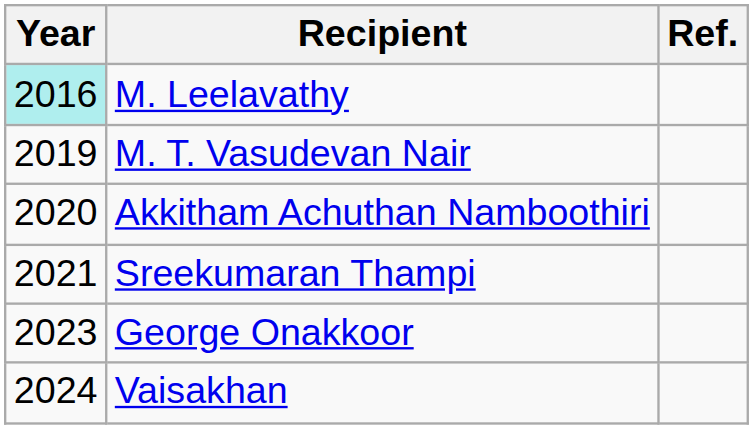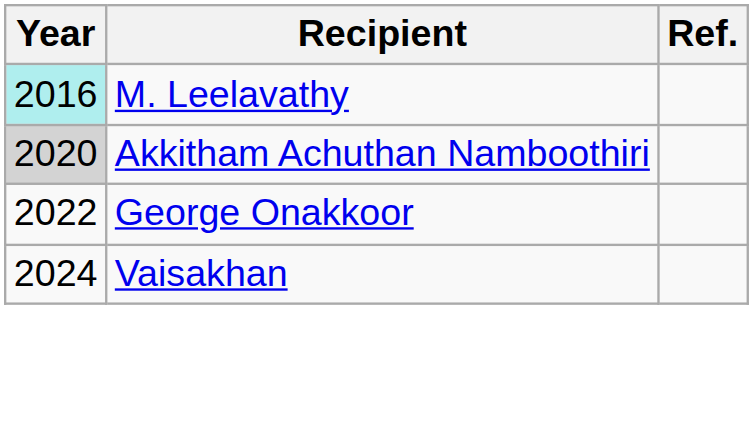- row: (293, 153)
(56, 213) no background -> (56, 153) lightgrey background
- row: (295, 272)
(56, 332) 2023 -> (56, 213) 2022
